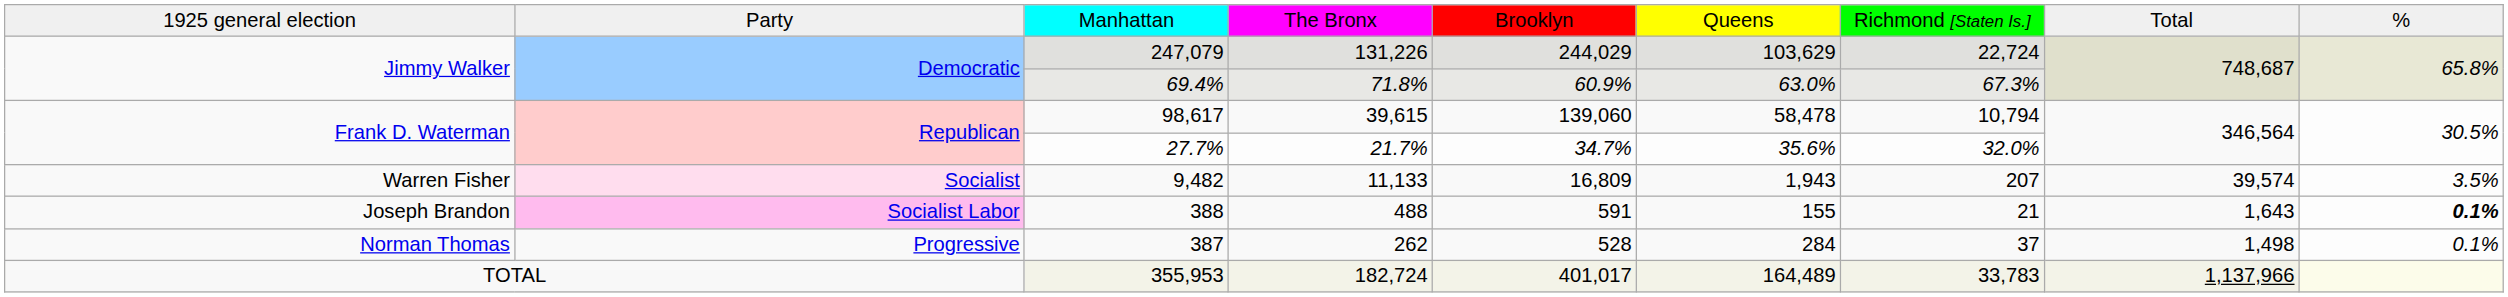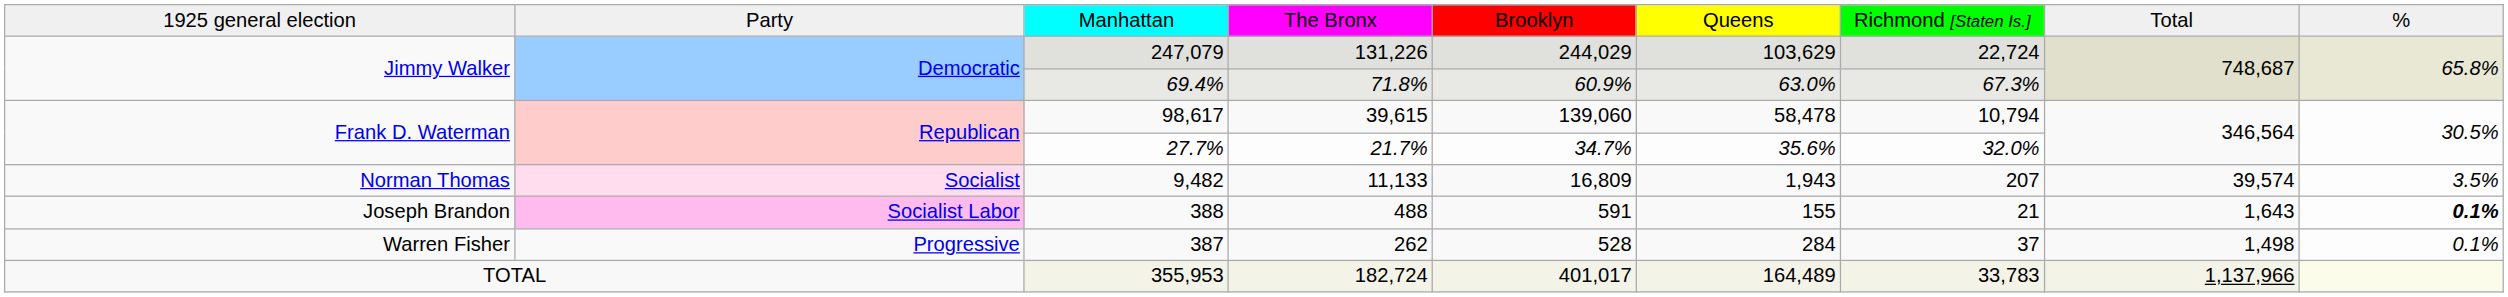(446, 180) Warren Fisher -> (435, 180) Norman Thomas
(435, 244) Norman Thomas -> (446, 244) Warren Fisher
